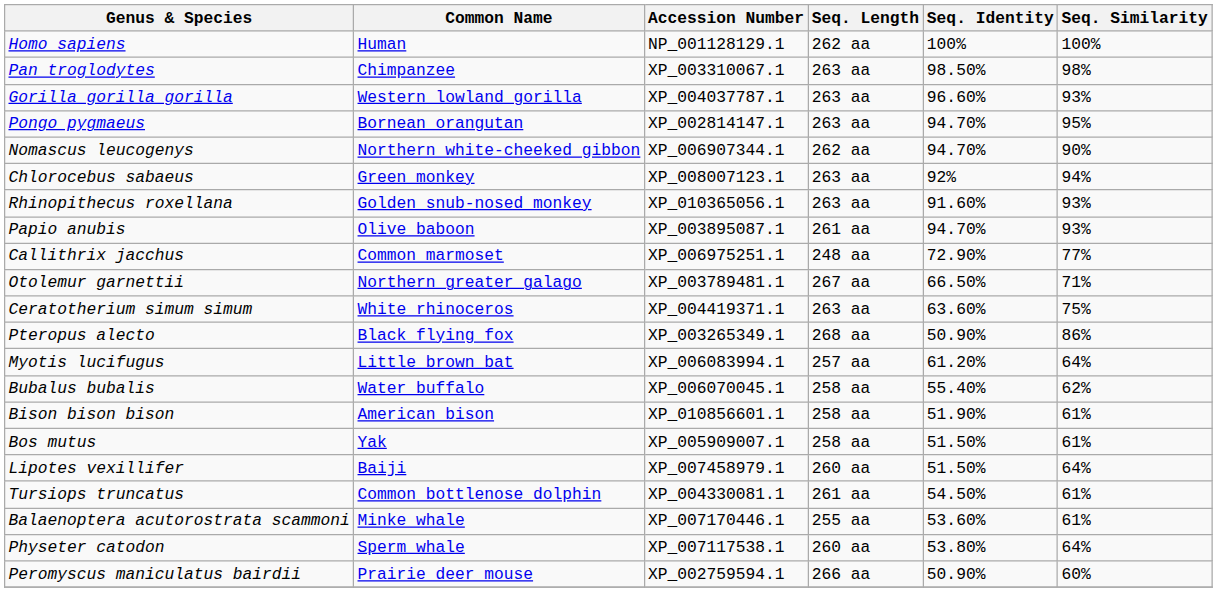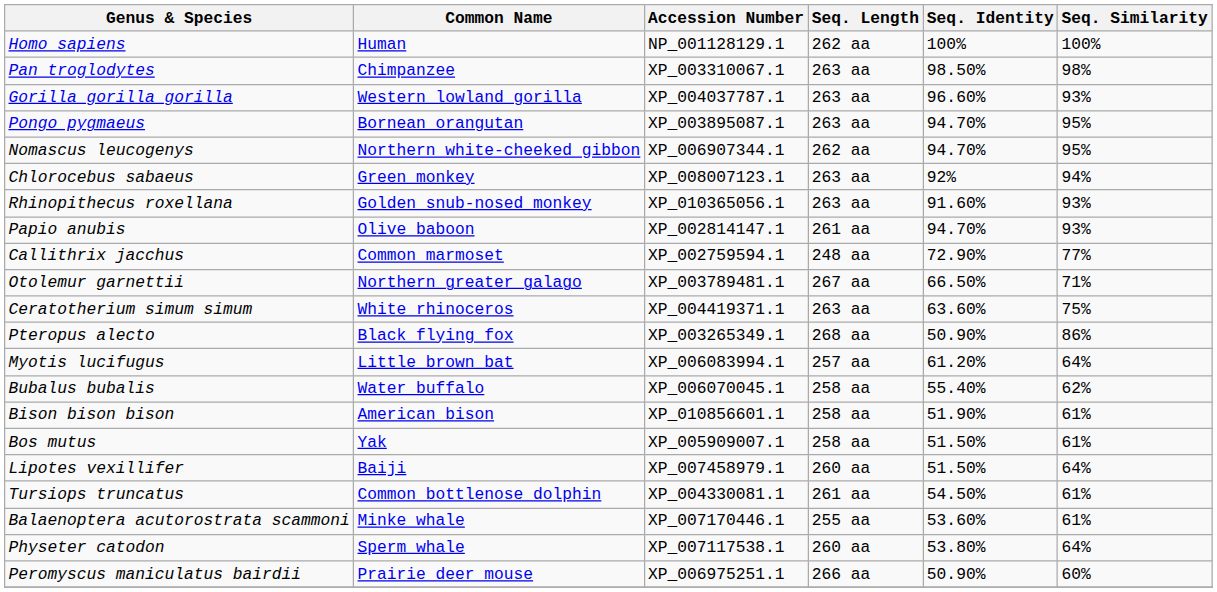(716, 124) XP_002814147.1 -> (716, 124) XP_003895087.1
(1076, 150) 90% -> (1076, 150) 95%
(716, 230) XP_003895087.1 -> (716, 230) XP_002814147.1
(716, 256) XP_006975251.1 -> (716, 256) XP_002759594.1
(716, 574) XP_002759594.1 -> (716, 574) XP_006975251.1
